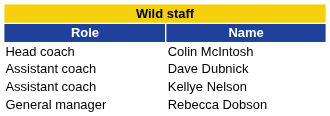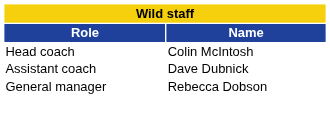- row: (207, 87)
